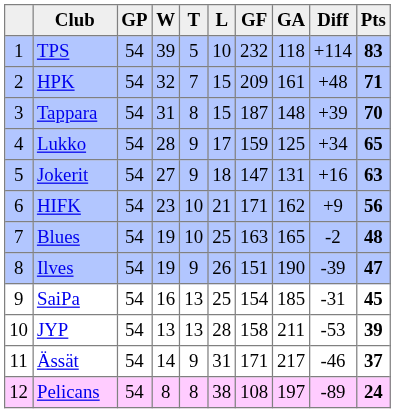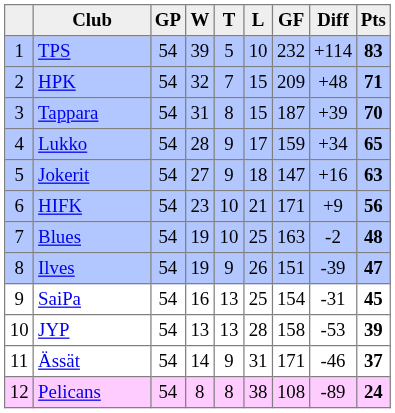- column: (291, 20)
